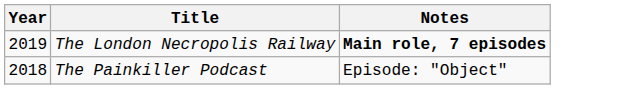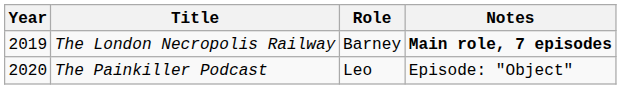+ column: (372, 18)
(28, 70) 2018 -> (28, 70) 2020
